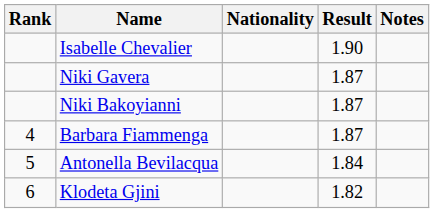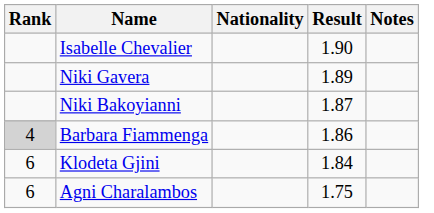(347, 76) 1.87 -> (337, 76) 1.89
(30, 134) no background -> (30, 134) lightgrey background
(347, 134) 1.87 -> (337, 134) 1.86
- row: (139, 163)
(347, 192) 1.82 -> (337, 163) 1.84
+ row: (128, 192)
